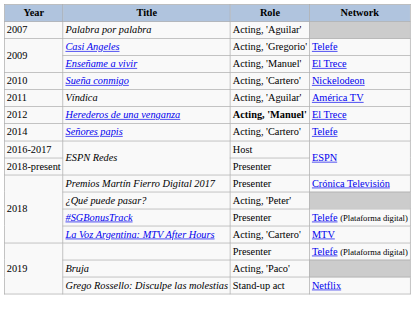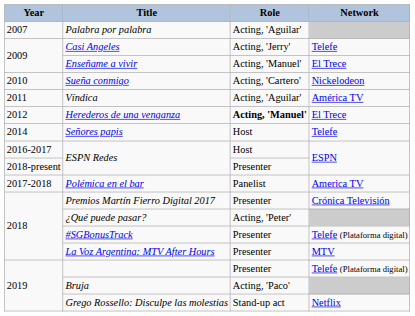(270, 47) Acting, 'Gregorio' -> (262, 47) Acting, 'Jerry'
(267, 132) Acting, 'Cartero' -> (243, 132) Host
+ row: (29, 183)
(267, 234) Acting, 'Cartero' -> (252, 251) Presenter
